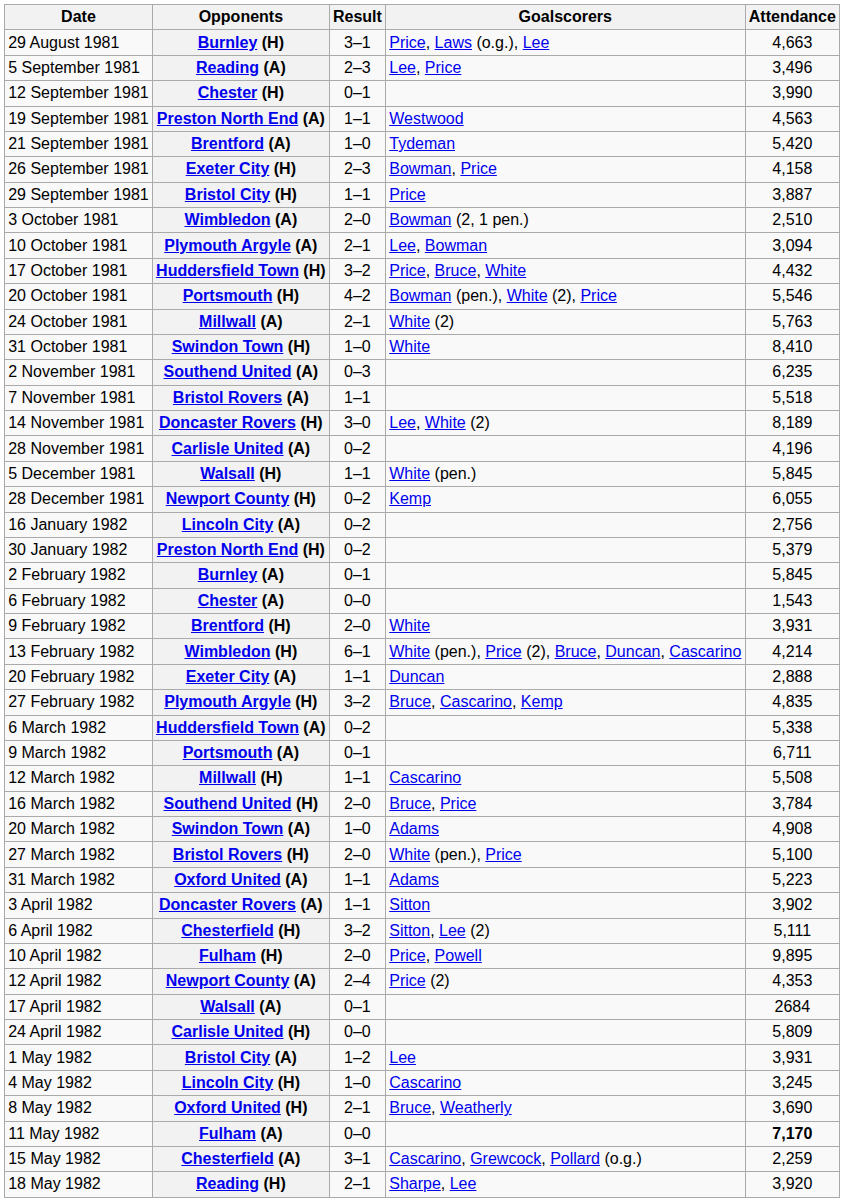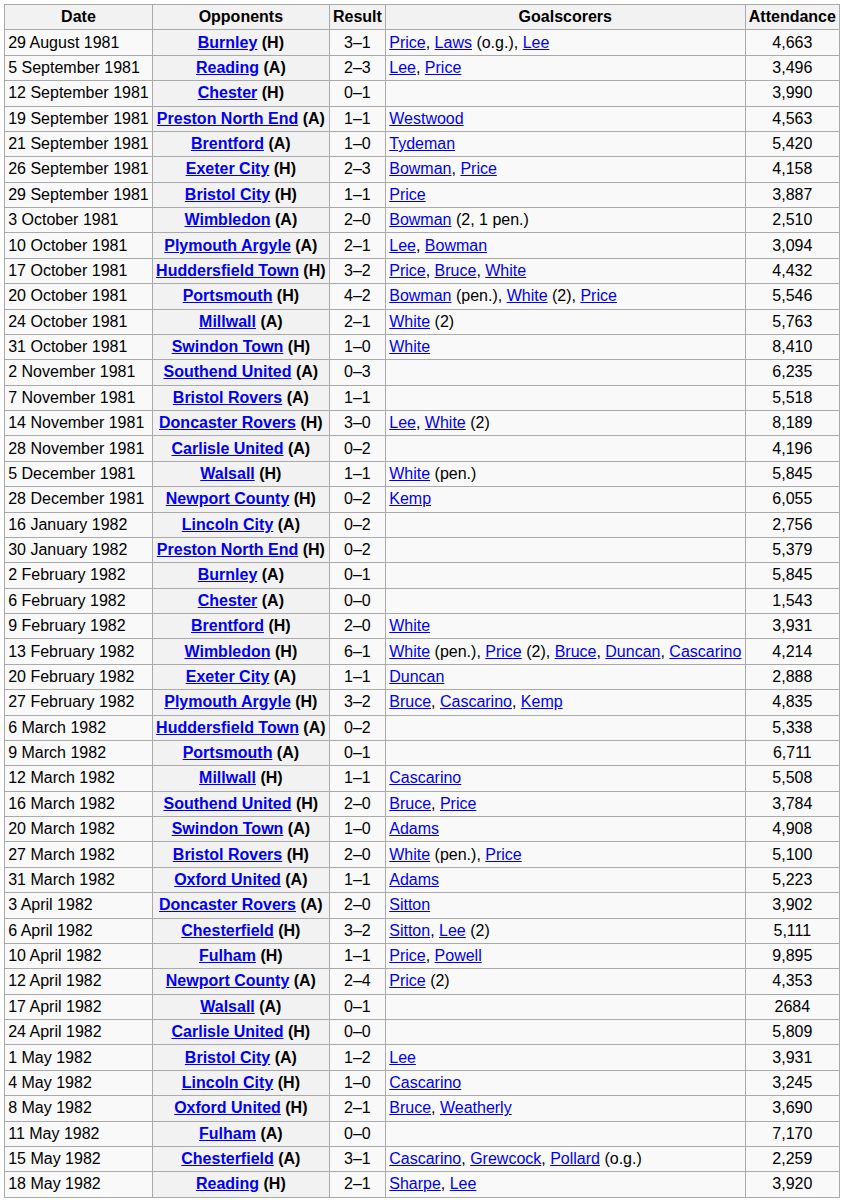(357, 905) 1–1 -> (357, 905) 2–0
(357, 956) 2–0 -> (357, 956) 1–1
(792, 1133) bold -> (792, 1133) normal
